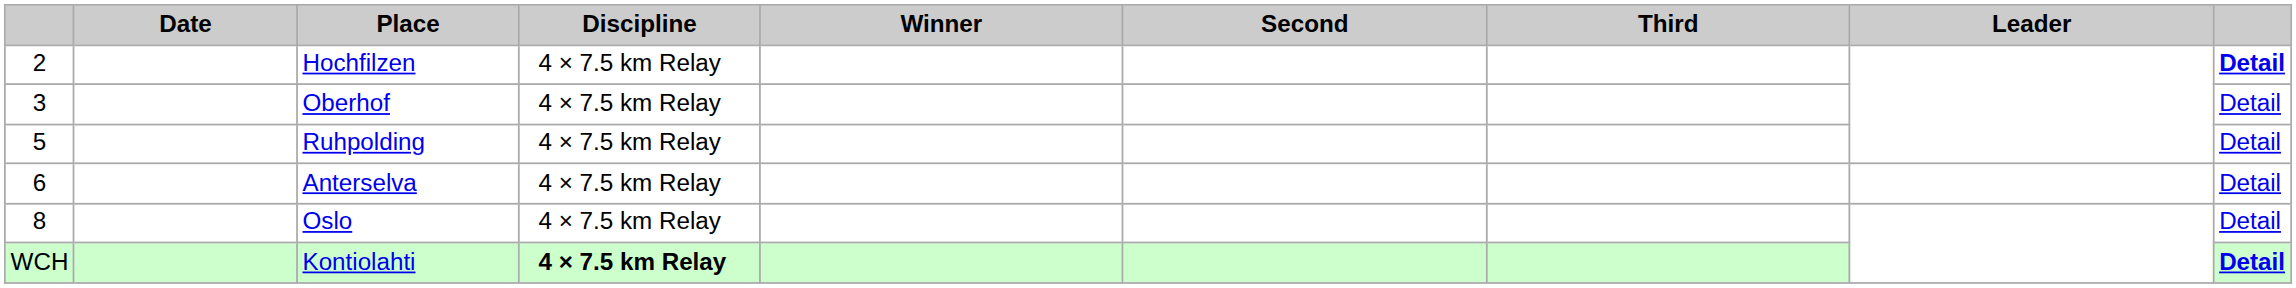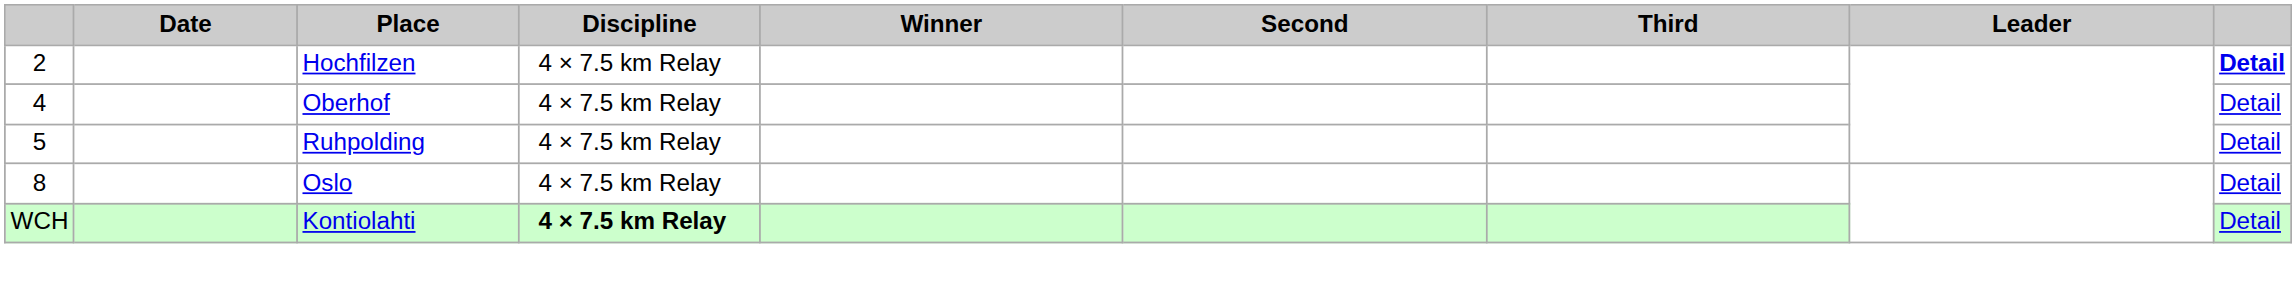(40, 103) 3 -> (40, 103) 4
- row: (360, 182)
(2252, 261) bold -> (2250, 222) normal
